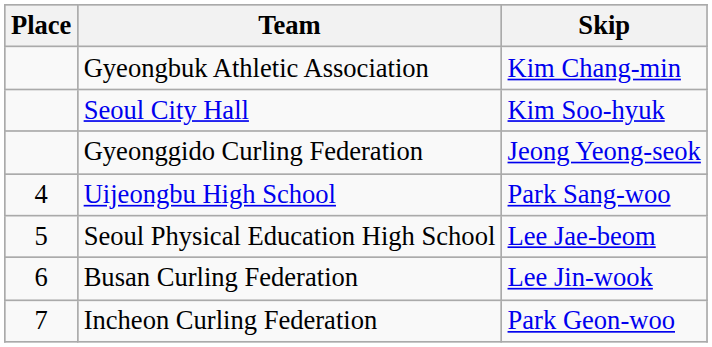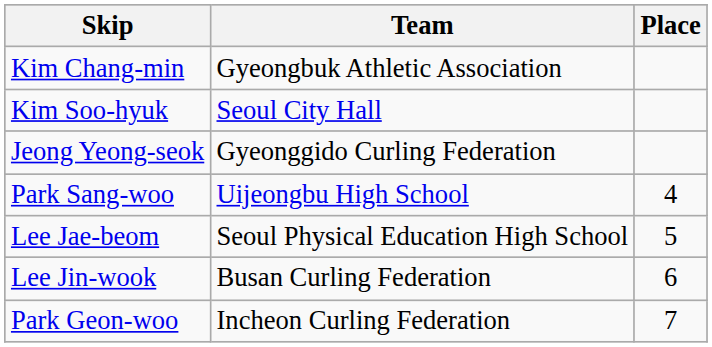columns swapped: (41, 25) <-> (604, 25)
